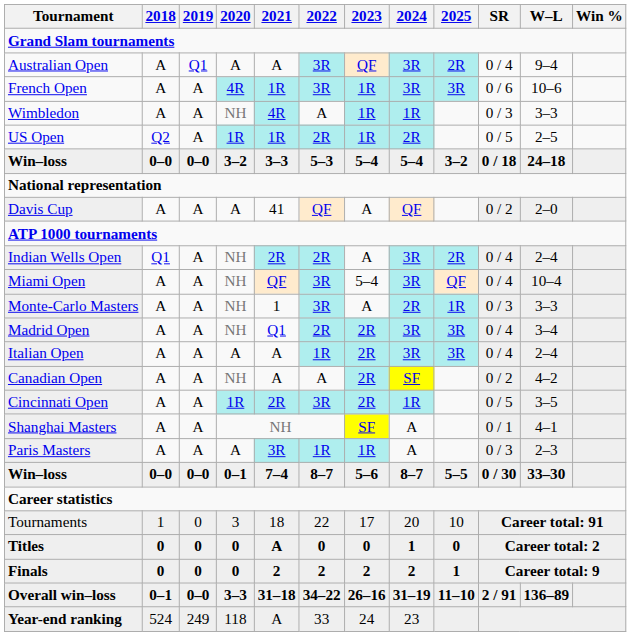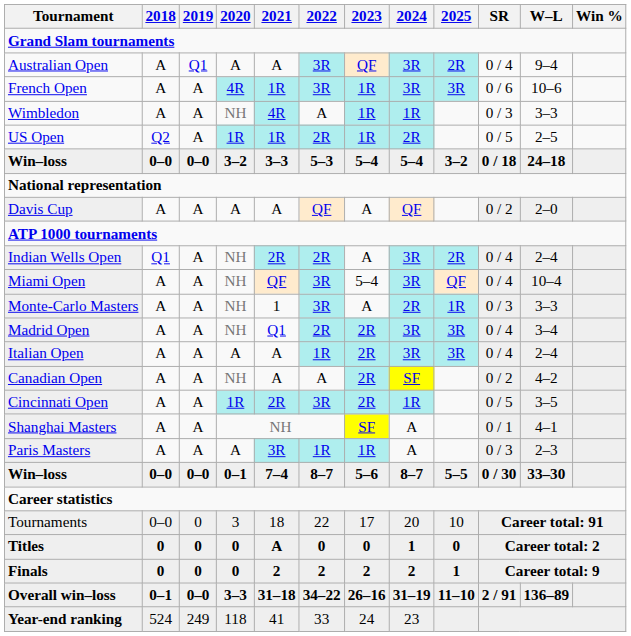(277, 209) 41 -> (277, 209) A
(161, 522) 1 -> (161, 522) 0–0
(277, 619) A -> (277, 619) 41
